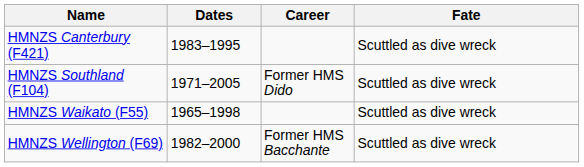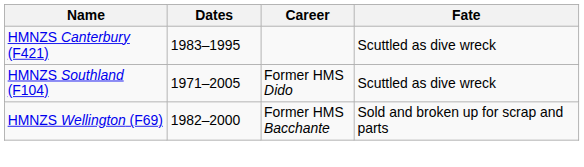- row: (78, 113)
(427, 142) Scuttled as dive wreck -> (460, 120) Sold and broken up for scrap and parts
